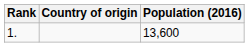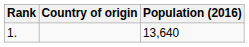(161, 32) 13,600 -> (161, 32) 13,640
